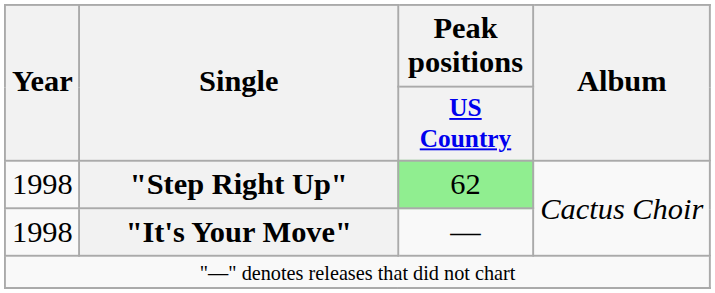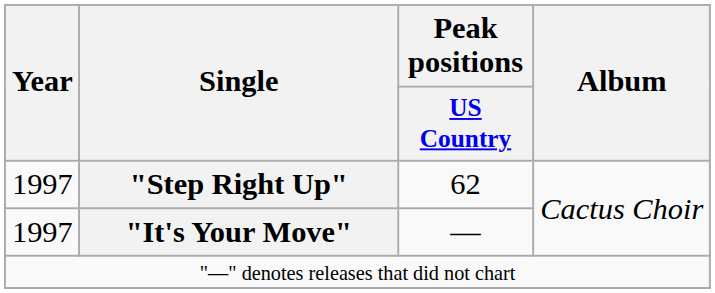(42, 183) 1998 -> (42, 183) 1997
(466, 183) lightgreen background -> (466, 183) no background
(42, 232) 1998 -> (42, 232) 1997
